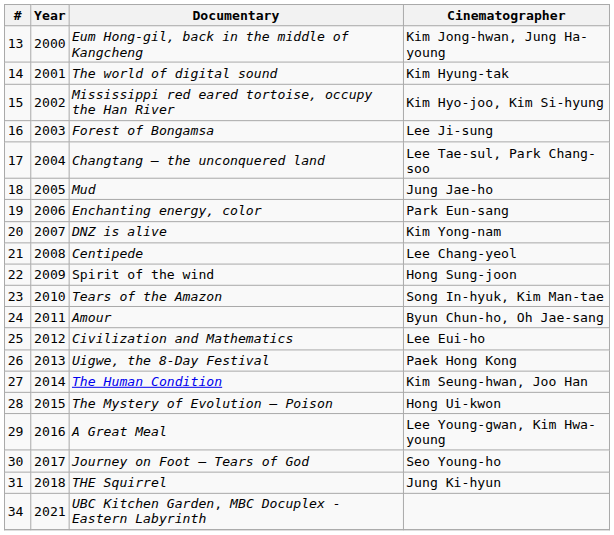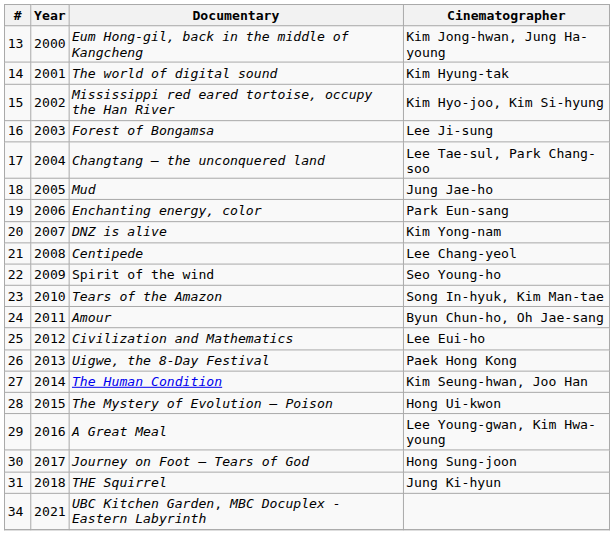(462, 275) Hong Sung-joon -> (454, 275) Seo Young-ho
(454, 461) Seo Young-ho -> (462, 461) Hong Sung-joon
